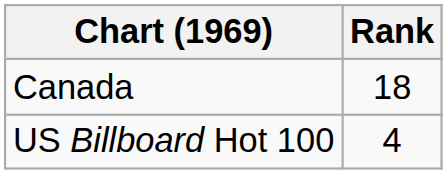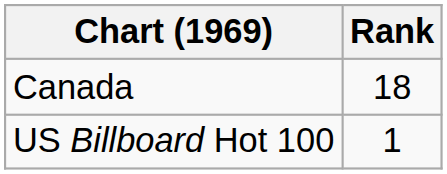(392, 140) 4 -> (392, 140) 1
